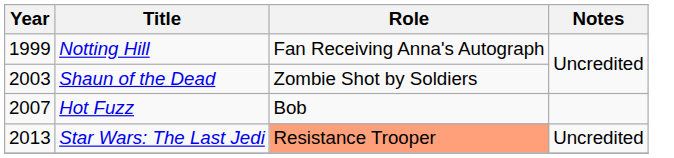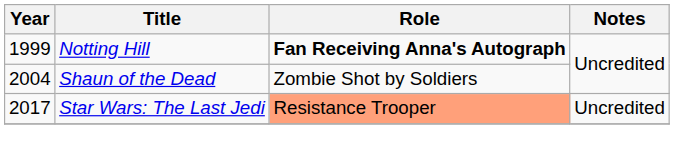(409, 49) normal -> (420, 49) bold
(30, 78) 2003 -> (30, 78) 2004
- row: (97, 108)
(30, 138) 2013 -> (30, 108) 2017
